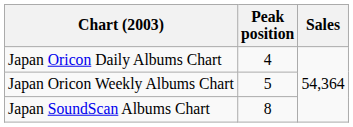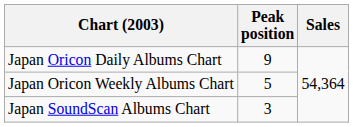(268, 59) 4 -> (268, 59) 9
(268, 109) 8 -> (268, 109) 3
